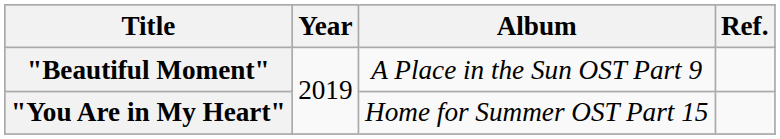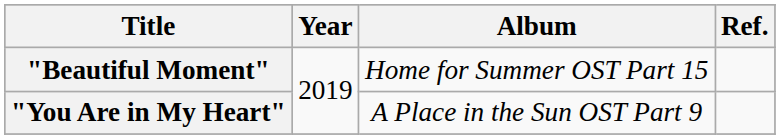(537, 69) A Place in the Sun OST Part 9 -> (537, 69) Home for Summer OST Part 15
(537, 112) Home for Summer OST Part 15 -> (537, 112) A Place in the Sun OST Part 9
